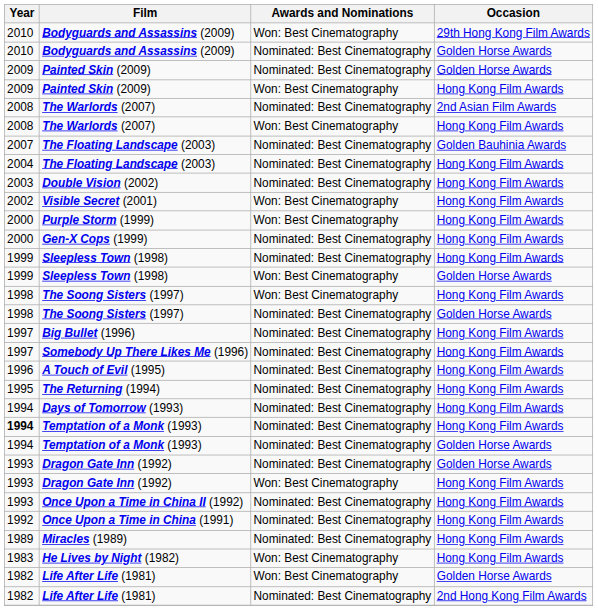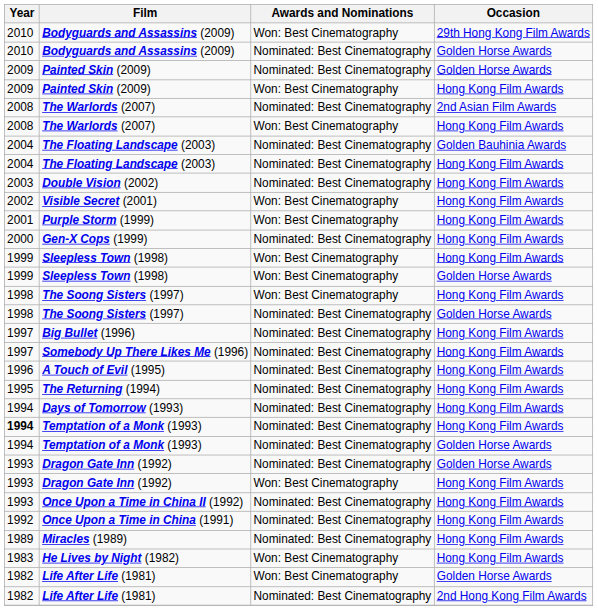(20, 145) 2007 -> (20, 145) 2004
(20, 220) 2000 -> (20, 220) 2001
(342, 257) Nominated: Best Cinematography -> (326, 257) Won: Best Cinematography
